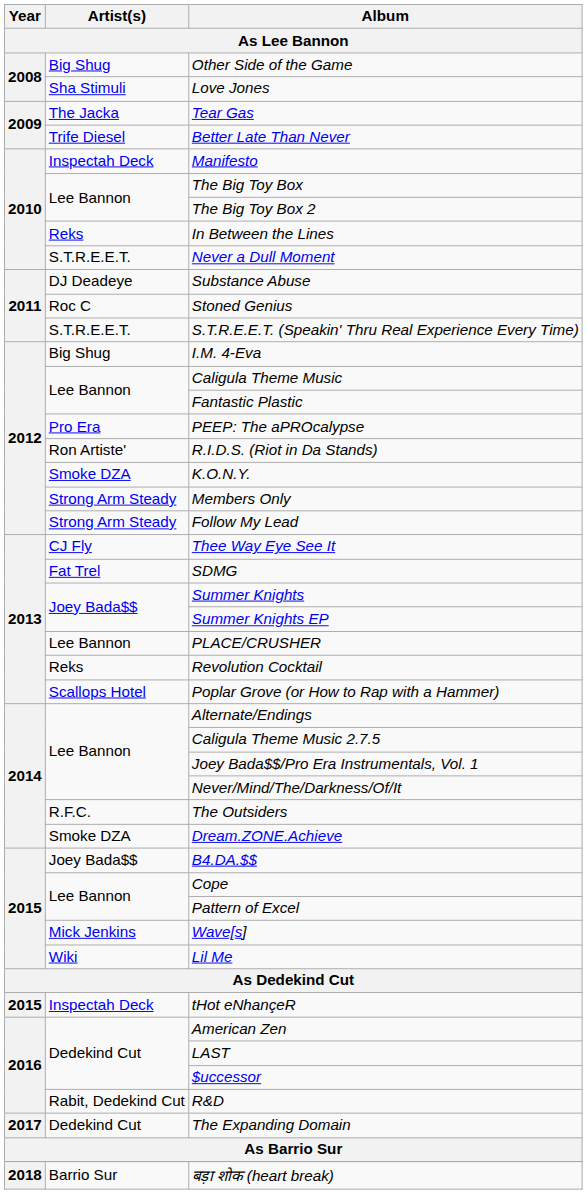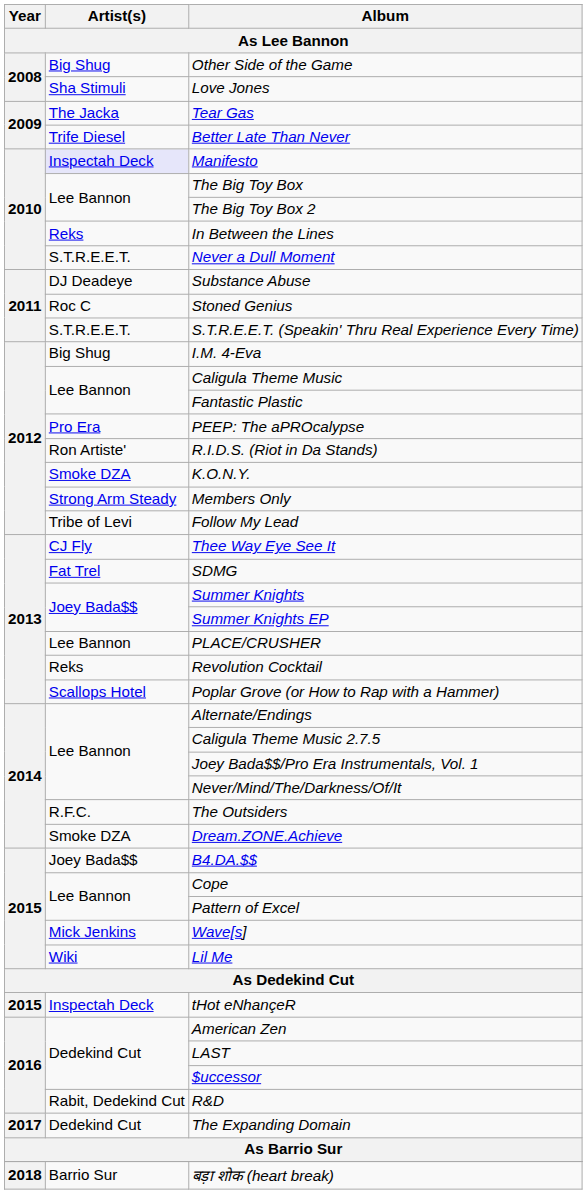(101, 161) no background -> (101, 161) lavender background
(113, 522) Strong Arm Steady -> (90, 522) Tribe of Levi
